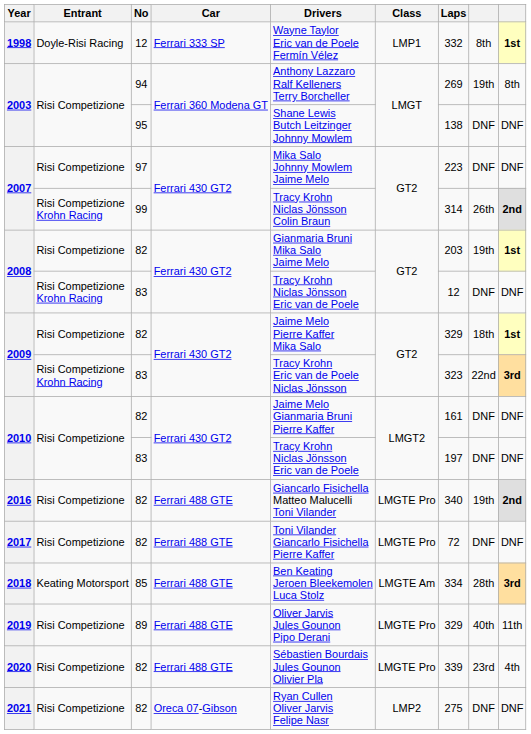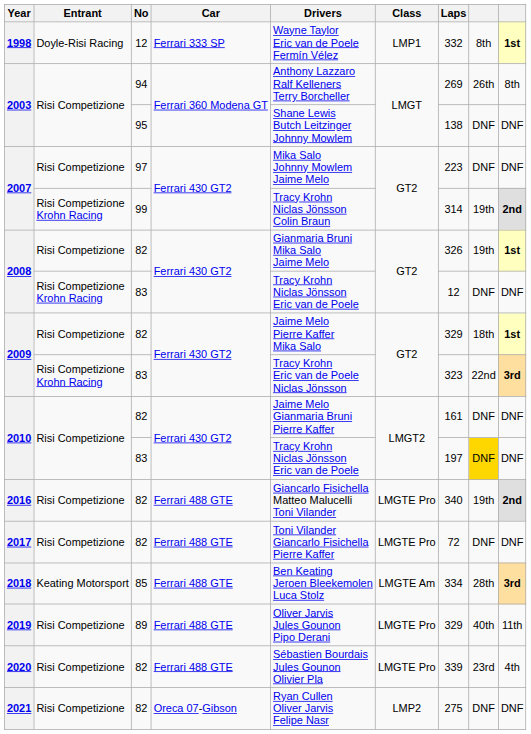(484, 84) 19th -> (484, 84) 26th
(484, 209) 26th -> (484, 209) 19th
(454, 251) 203 -> (454, 251) 326
(484, 459) no background -> (484, 459) gold background
